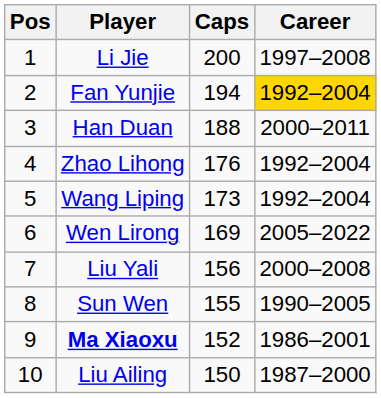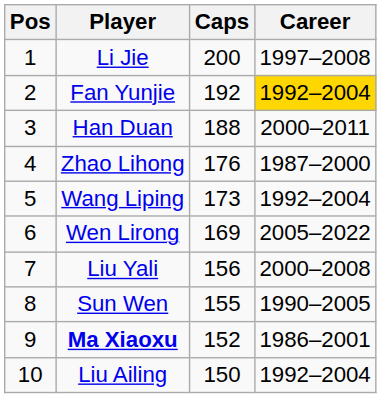(222, 92) 194 -> (222, 92) 192
(315, 163) 1992–2004 -> (315, 163) 1987–2000
(315, 374) 1987–2000 -> (315, 374) 1992–2004
